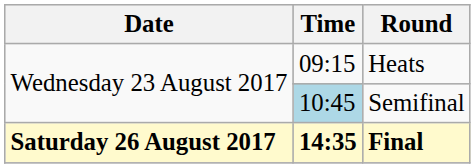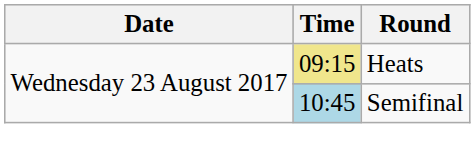(327, 63) no background -> (327, 63) khaki background
- row: (396, 142)
